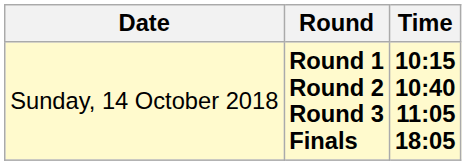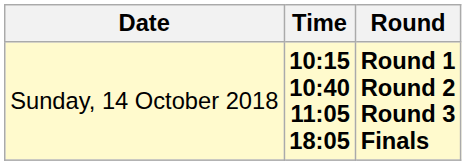columns swapped: (425, 23) <-> (337, 23)
